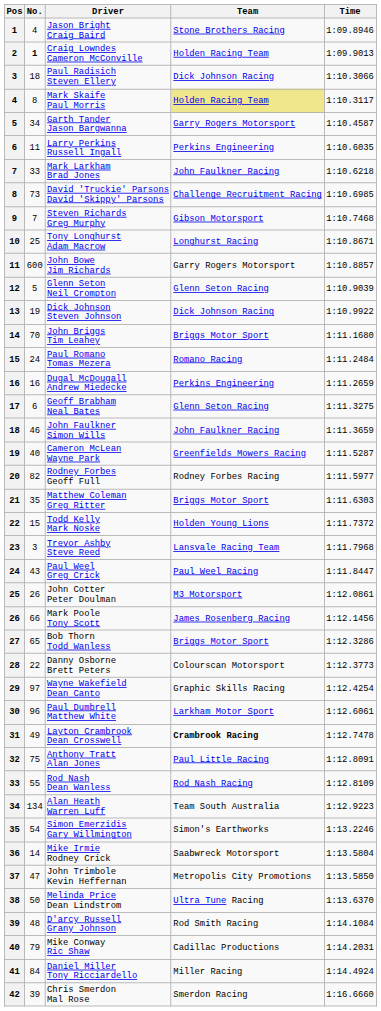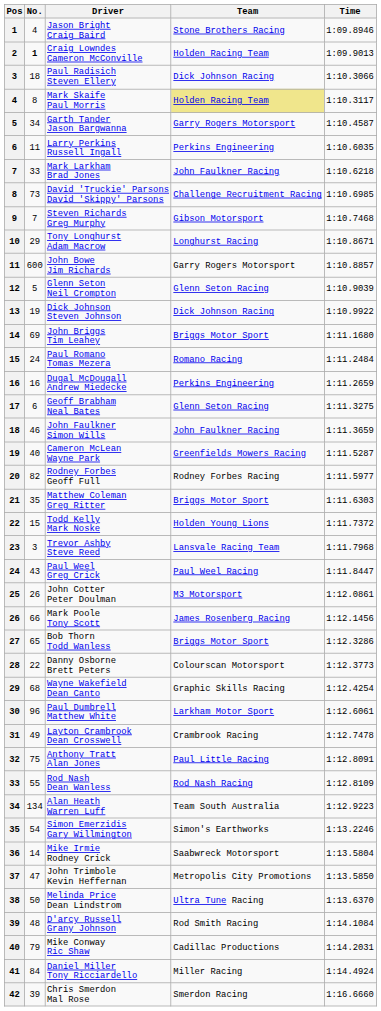(35, 242) 25 -> (35, 242) 29
(35, 336) 70 -> (35, 336) 69
(35, 689) 97 -> (35, 689) 68
(216, 736) bold -> (216, 736) normal
